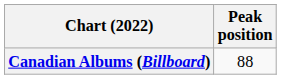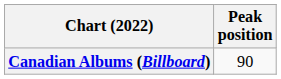(245, 61) 88 -> (245, 61) 90
